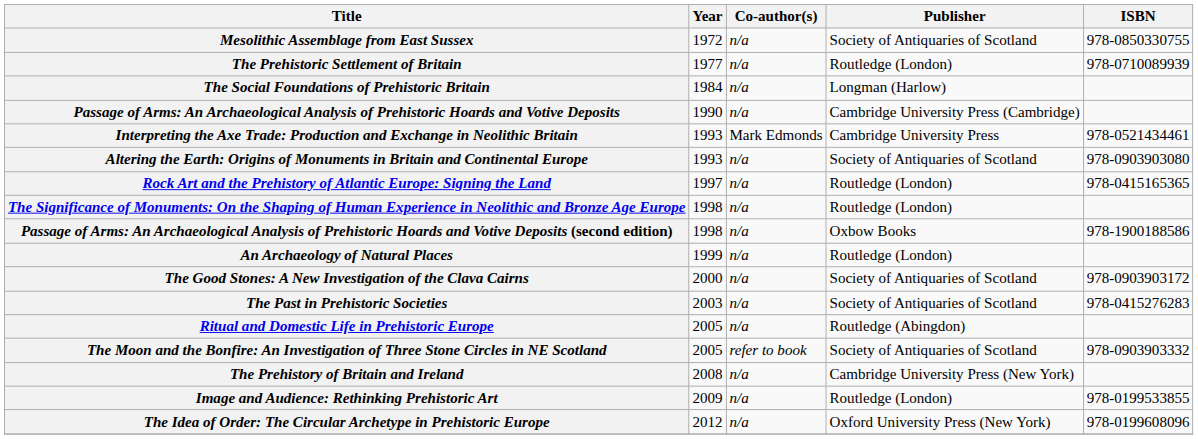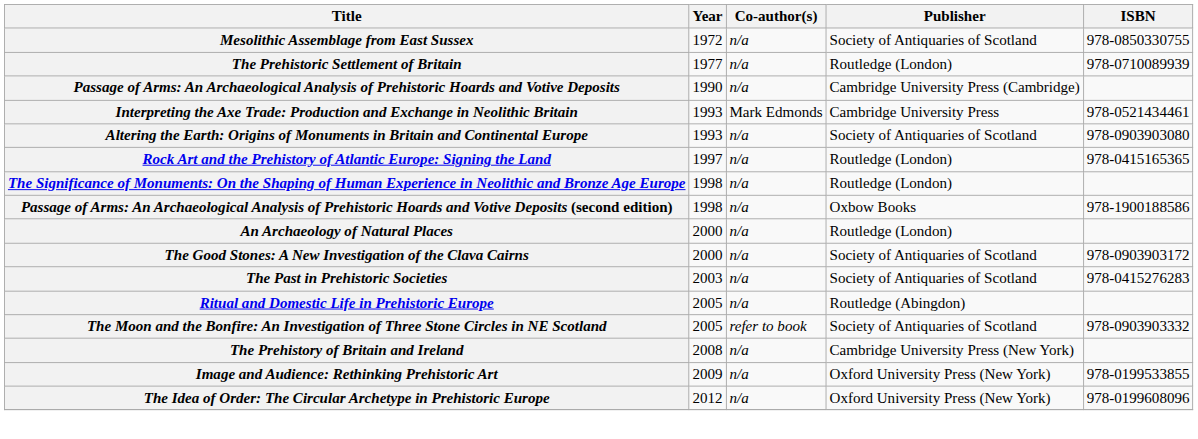- row: (347, 87)
(707, 254) 1999 -> (707, 231) 2000
(891, 398) Routledge (London) -> (940, 374) Oxford University Press (New York)
